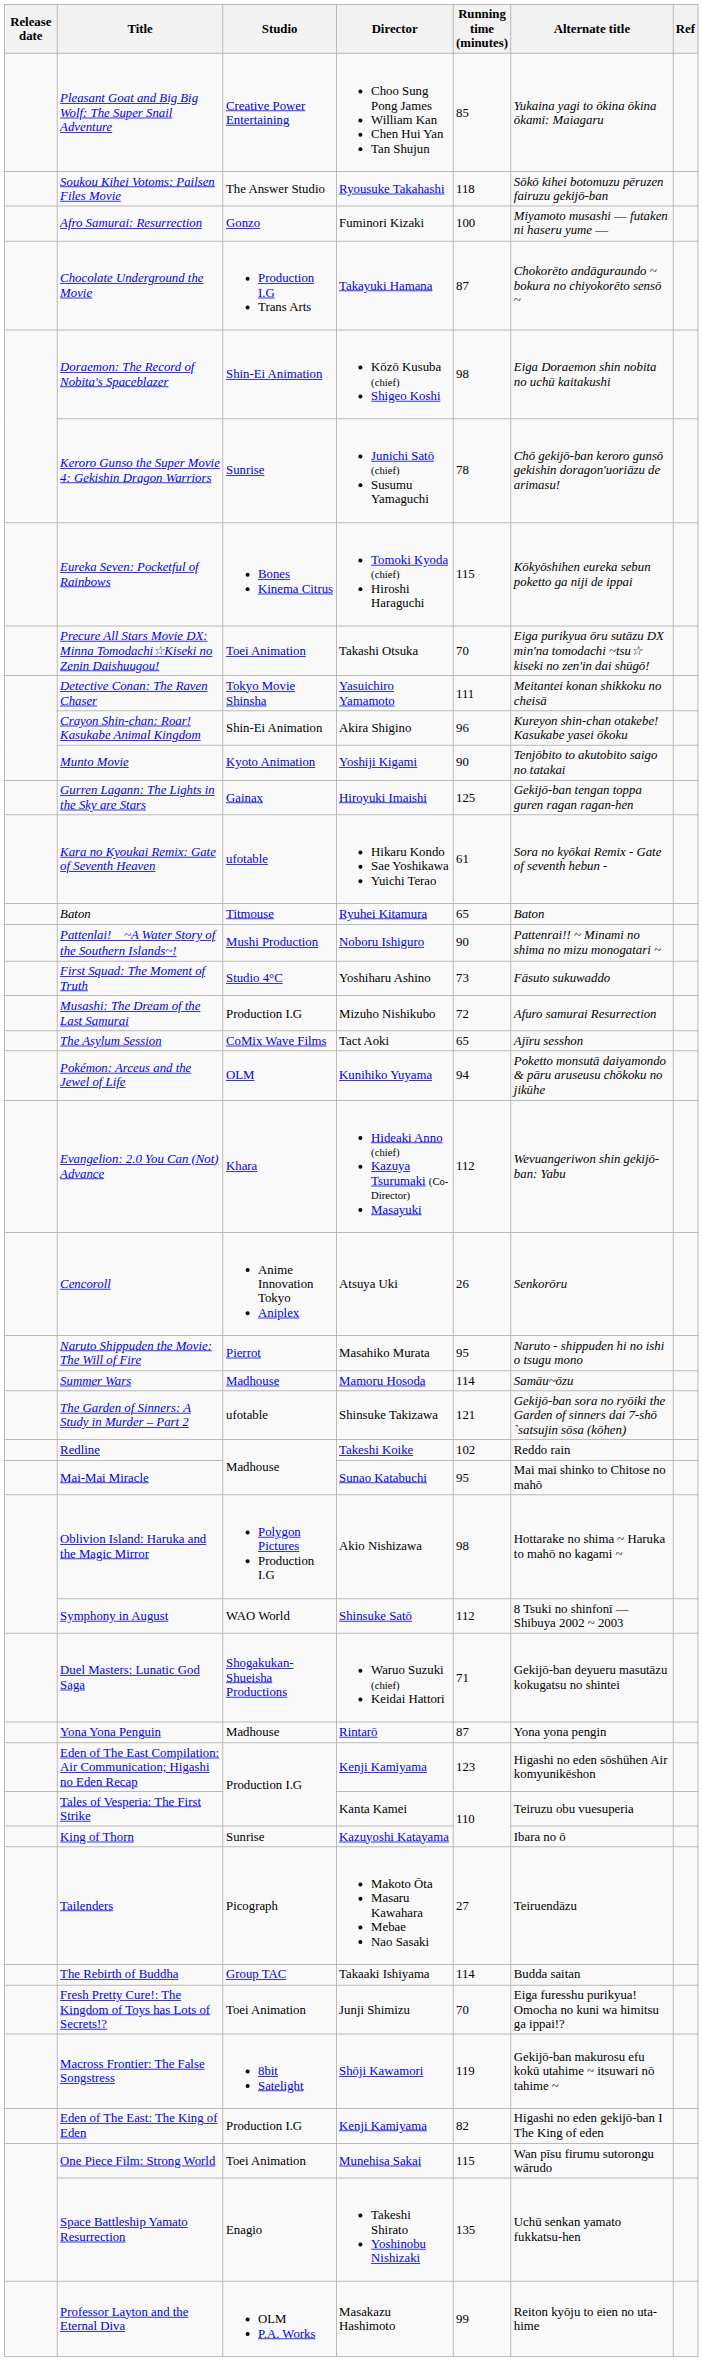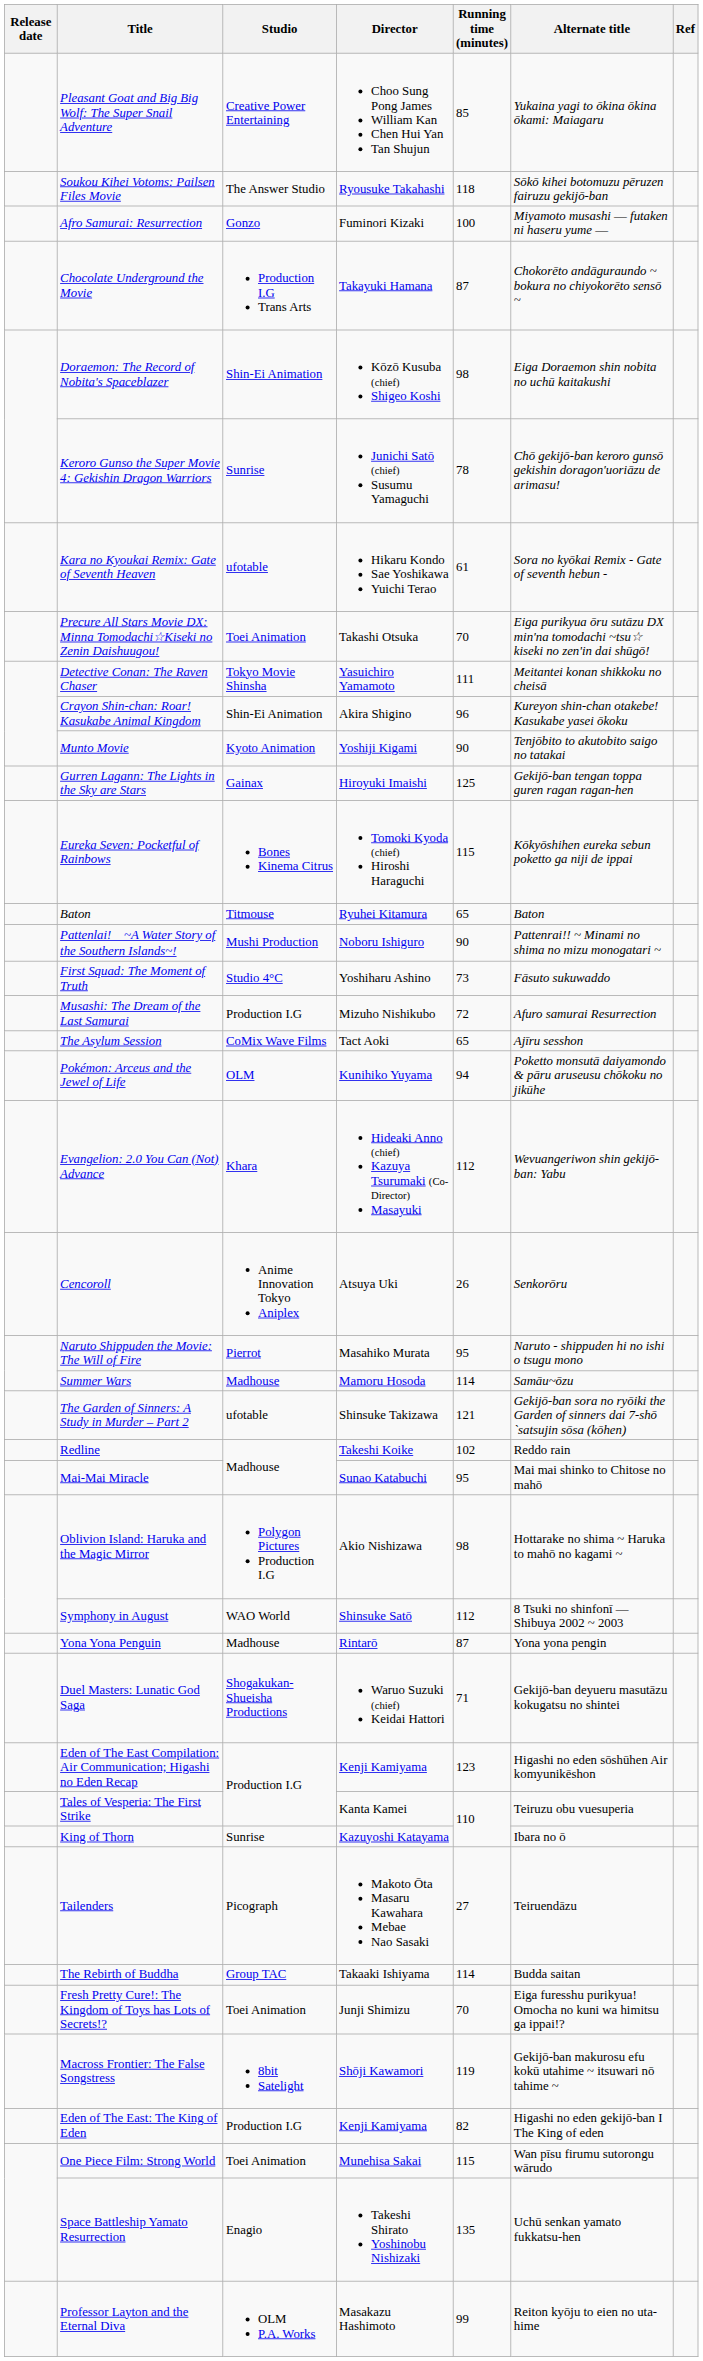rows swapped: (138, 859) <-> (129, 574)
rows swapped: (110, 1732) <-> (130, 1677)
